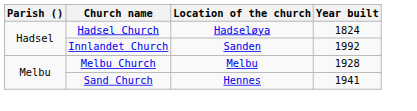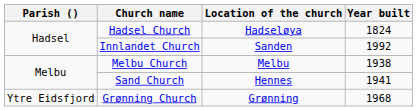(347, 64) 1928 -> (379, 64) 1938
+ row: (150, 98)
